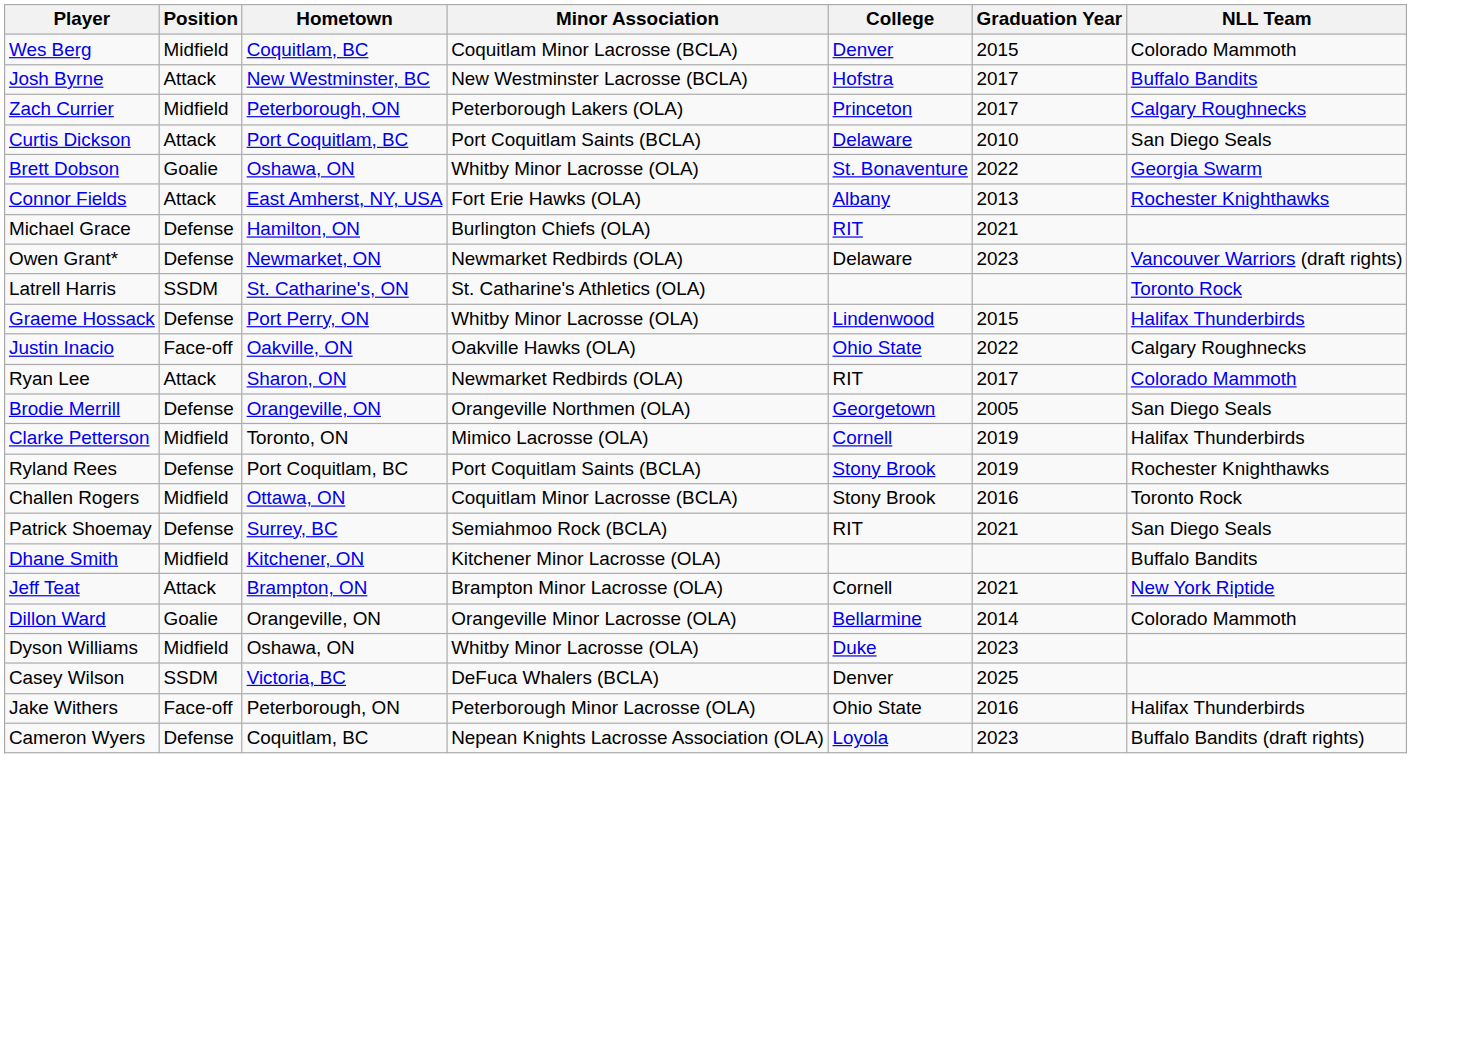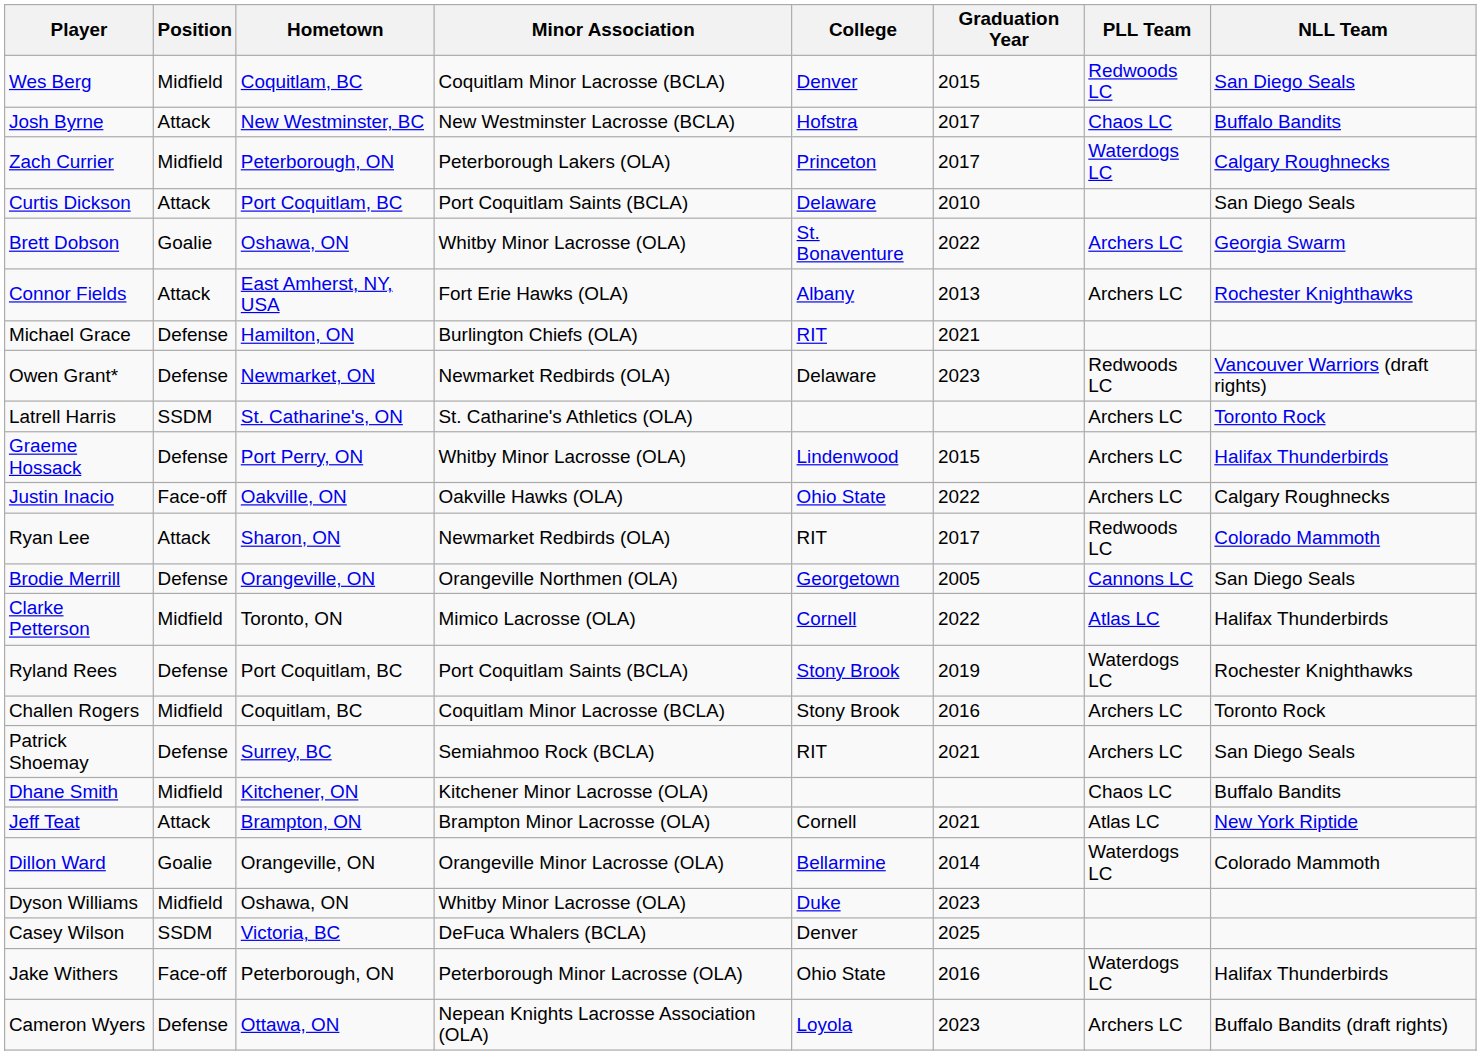+ column: (1147, 30)
(1214, 49) Colorado Mammoth -> (1285, 81) San Diego Seals
(998, 438) 2019 -> (959, 619) 2022
(296, 498) Ottawa, ON -> (302, 710) Coquitlam, BC
(308, 738) Coquitlam, BC -> (290, 1024) Ottawa, ON
